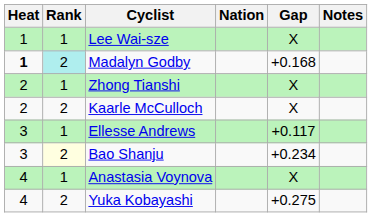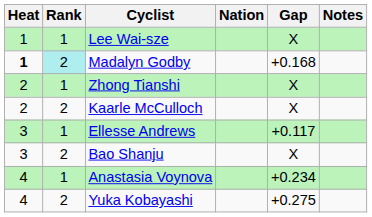(64, 154) lightyellow background -> (64, 154) no background
(293, 154) +0.234 -> (293, 154) X
(293, 177) X -> (293, 177) +0.234
